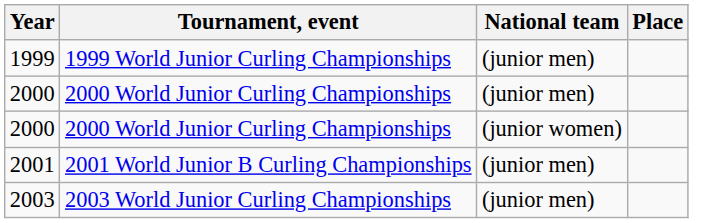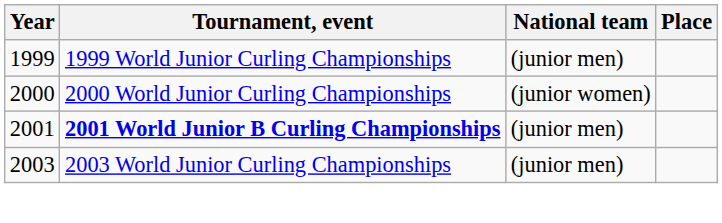- row: (32, 93)
(268, 164) normal -> (283, 128) bold
